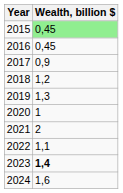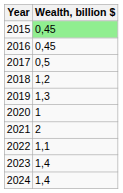(42, 63) 0,9 -> (42, 63) 0,5
(42, 163) bold -> (42, 163) normal
(42, 180) 1,6 -> (42, 180) 1,4
